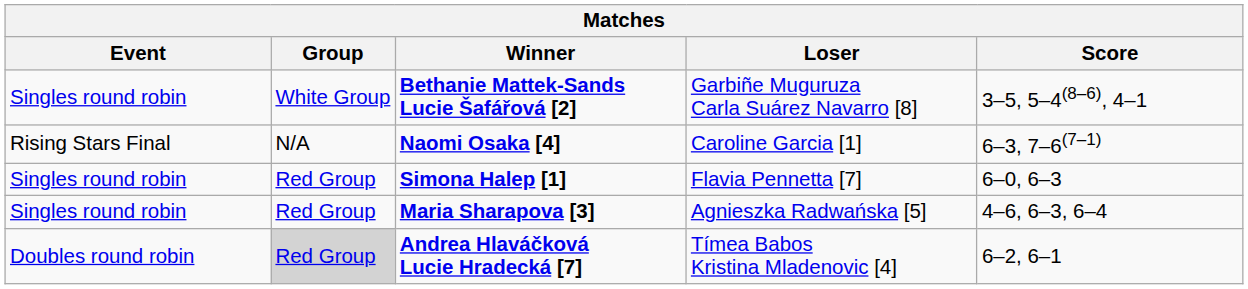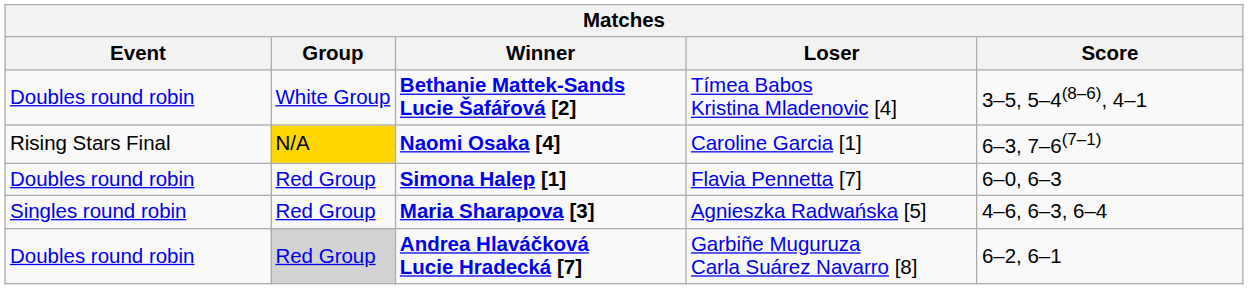(98, 97) Singles round robin -> (102, 97) Doubles round robin
(804, 97) Garbiñe Muguruza Carla Suárez Navarro [8] -> (794, 97) Tímea Babos Kristina Mladenovic [4]
(293, 143) no background -> (293, 143) gold background
(98, 179) Singles round robin -> (102, 179) Doubles round robin
(794, 255) Tímea Babos Kristina Mladenovic [4] -> (804, 255) Garbiñe Muguruza Carla Suárez Navarro [8]
